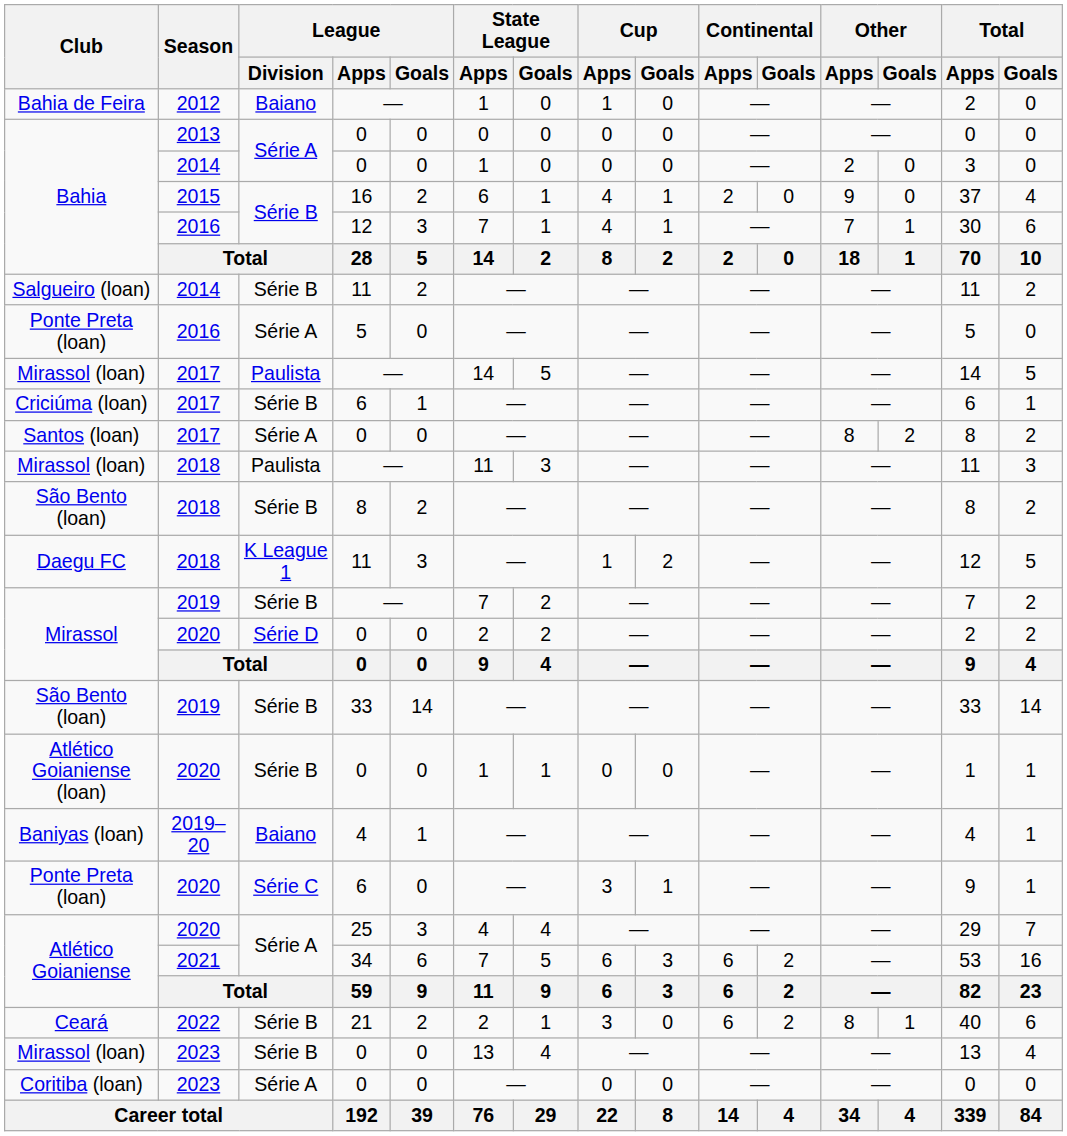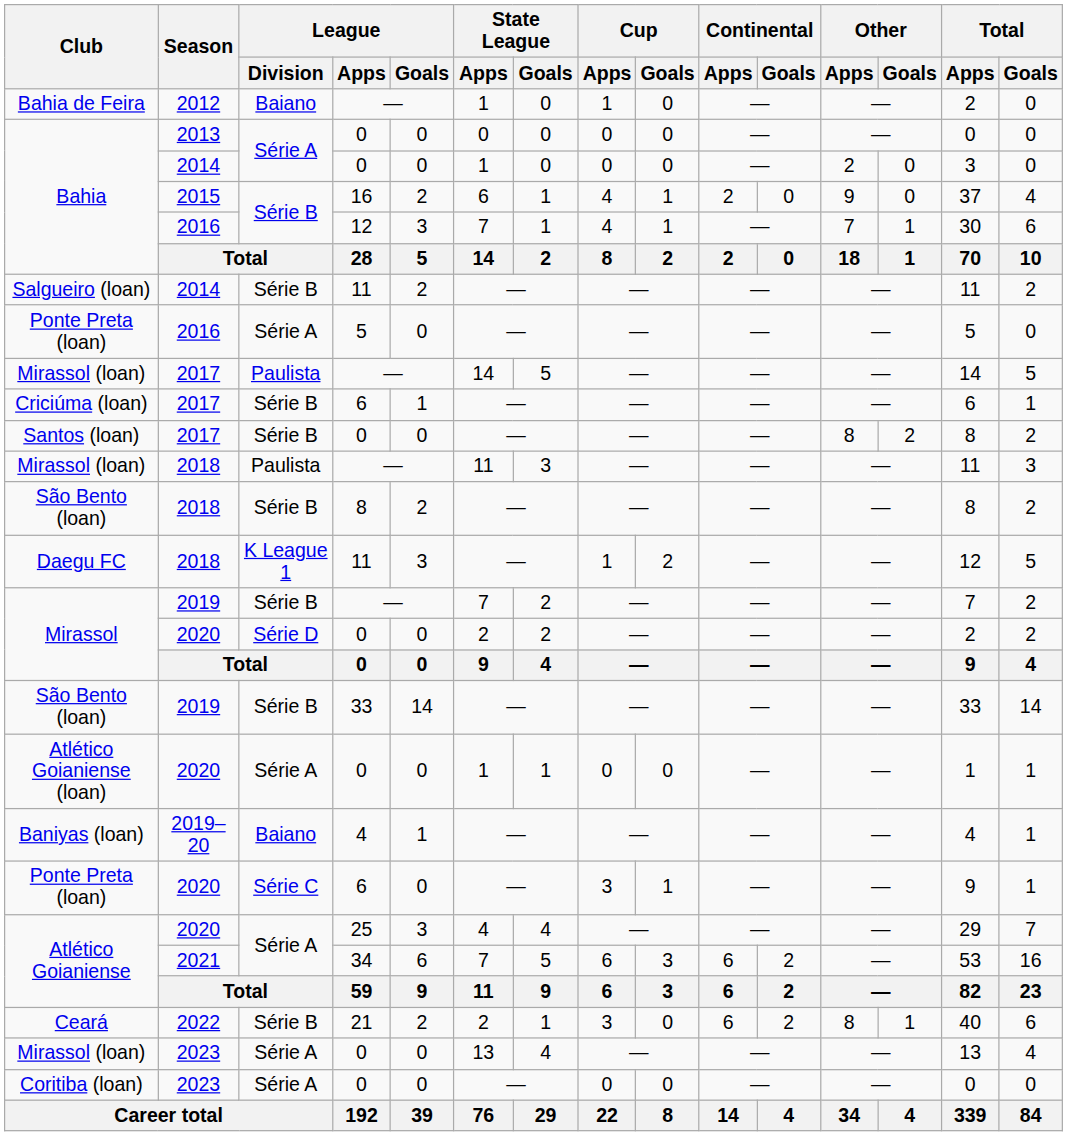(286, 435) Série A -> (286, 435) Série B
(286, 770) Série B -> (286, 770) Série A
(286, 1053) Série B -> (286, 1053) Série A
